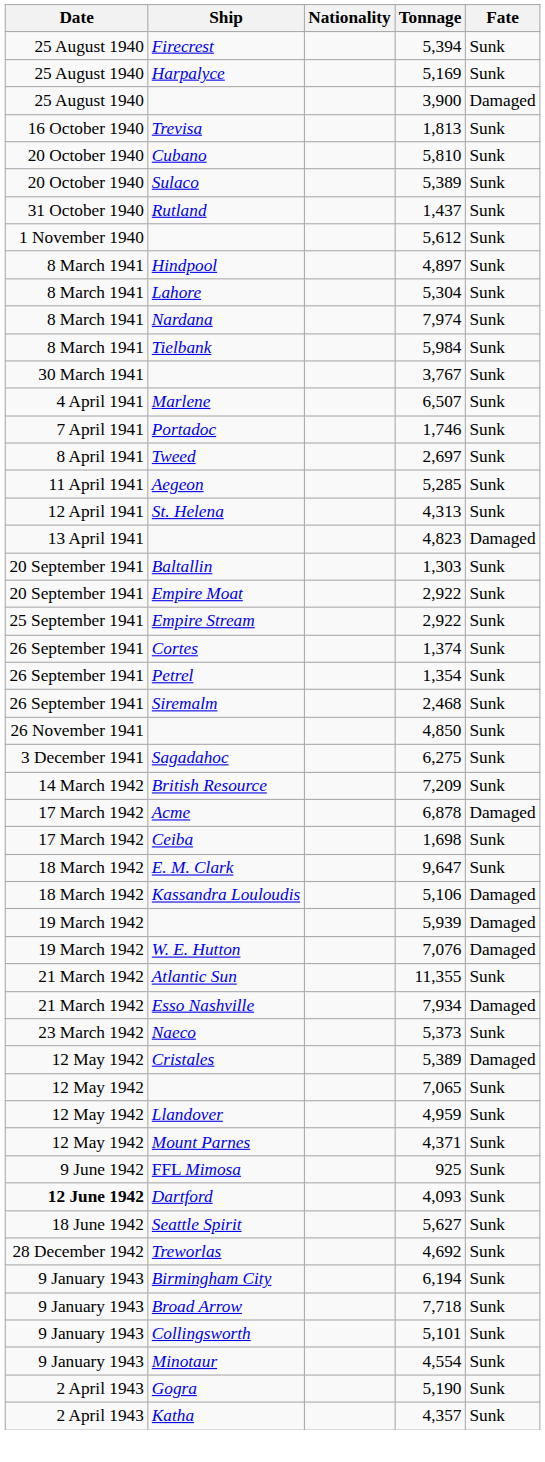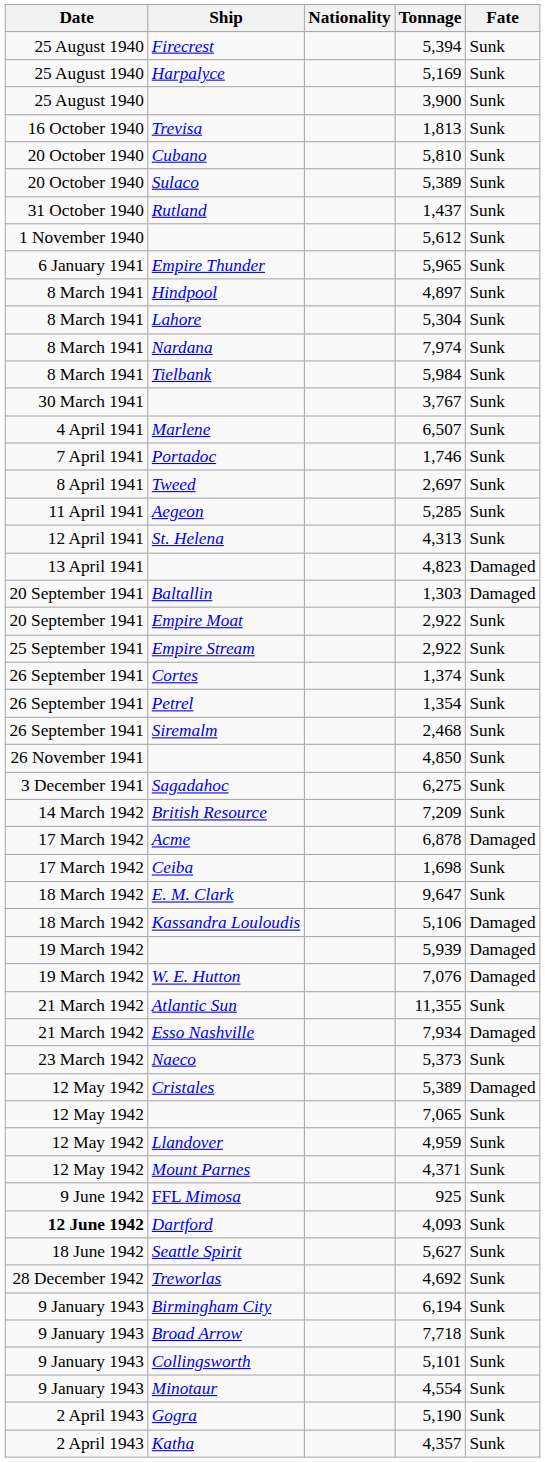(503, 100) Damaged -> (487, 100) Sunk
+ row: (208, 264)
(487, 566) Sunk -> (503, 593) Damaged
